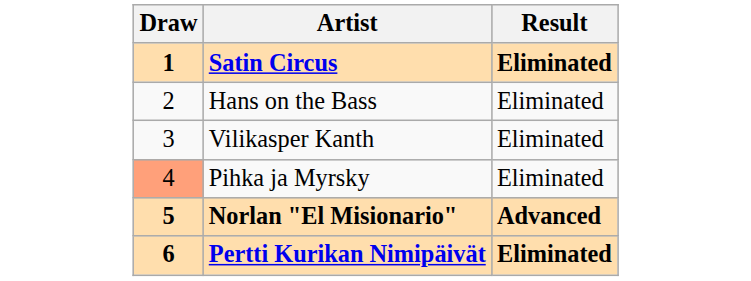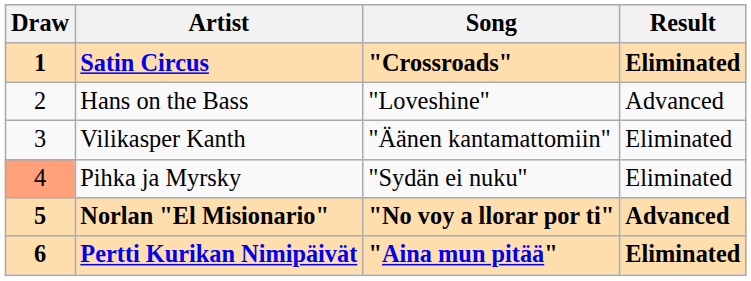+ column: (491, 23)
(550, 100) Eliminated -> (675, 100) Advanced
